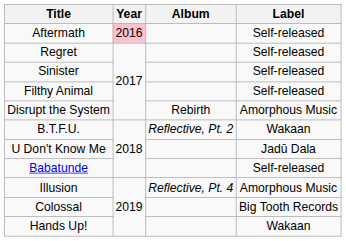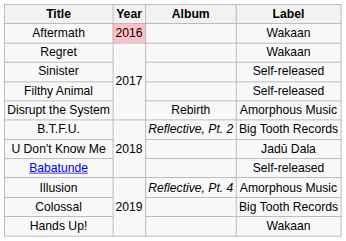(288, 33) Self-released -> (288, 33) Wakaan
(288, 52) Self-released -> (288, 52) Wakaan
(288, 129) Wakaan -> (288, 129) Big Tooth Records
